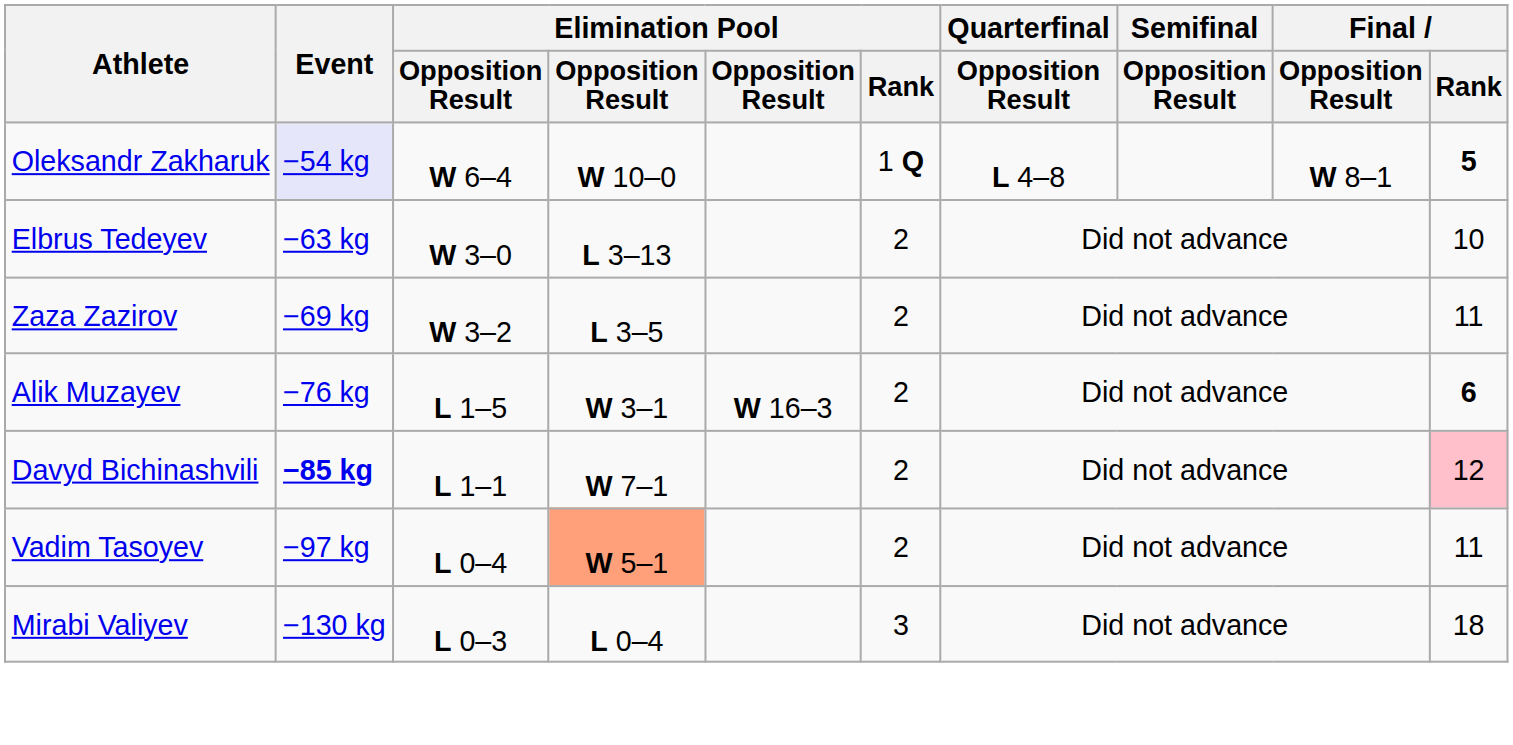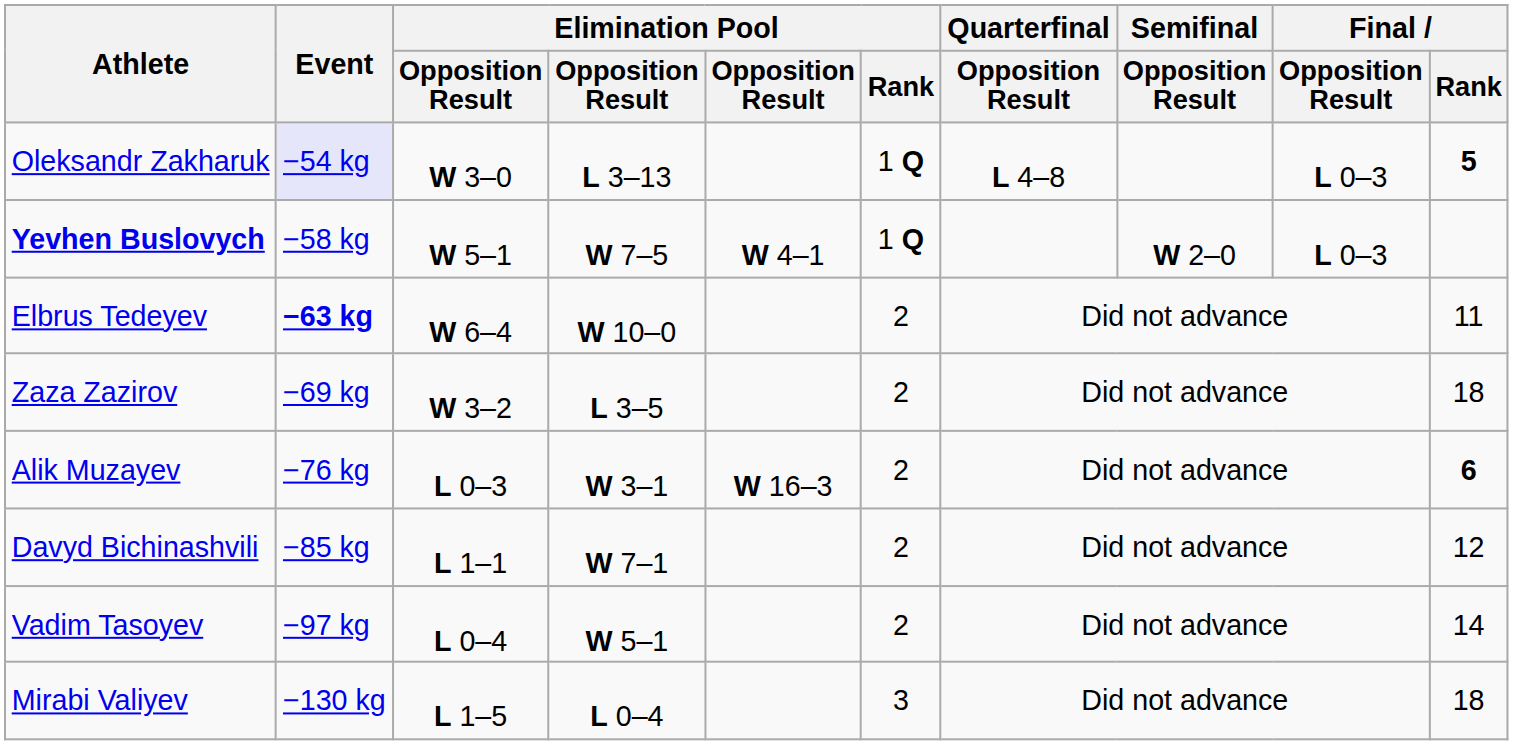(471, 178) W 6–4 -> (471, 178) W 3–0
(627, 178) W 10–0 -> (627, 178) L 3–13
(1351, 178) W 8–1 -> (1351, 178) L 0–3
+ row: (138, 239)
(326, 239) normal -> (328, 316) bold
(471, 255) W 3–0 -> (471, 332) W 6–4
(627, 255) L 3–13 -> (627, 332) W 10–0
(1469, 239) 10 -> (1469, 316) 11
(1469, 316) 11 -> (1469, 393) 18
(471, 409) L 1–5 -> (471, 486) L 0–3
(328, 470) bold -> (326, 547) normal
(1469, 470) pink background -> (1469, 547) no background
(627, 563) lightsalmon background -> (627, 640) no background
(1469, 547) 11 -> (1469, 624) 14
(471, 640) L 0–3 -> (471, 717) L 1–5
